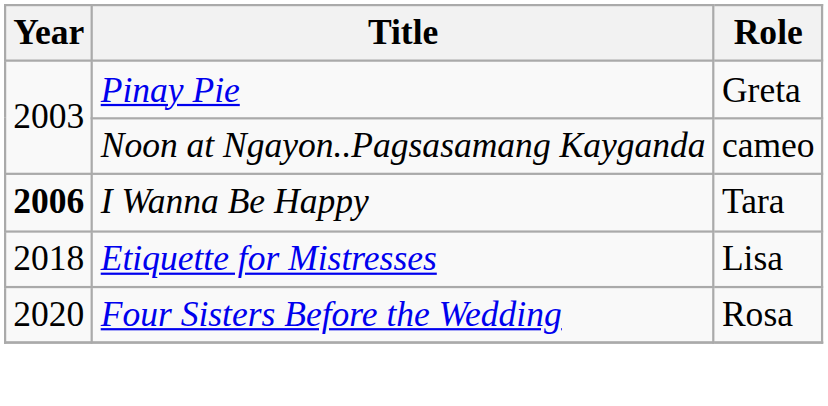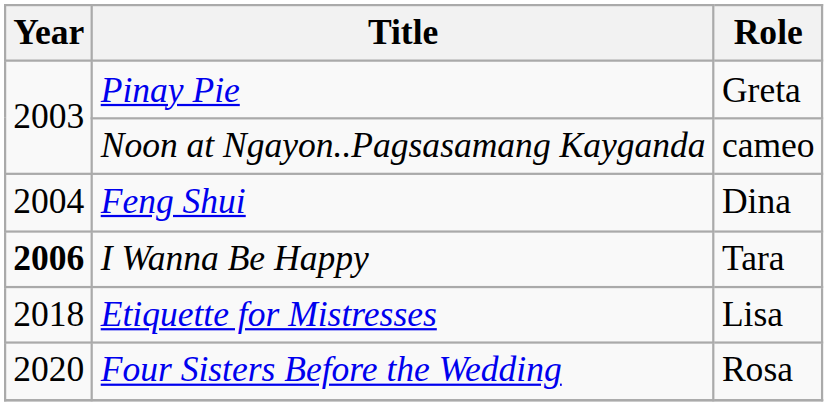+ row: (173, 201)
